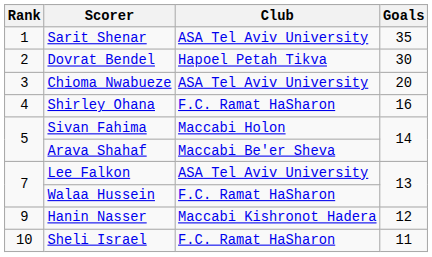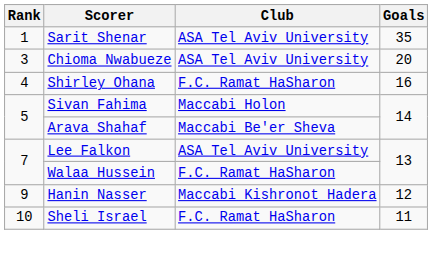- row: (101, 61)
